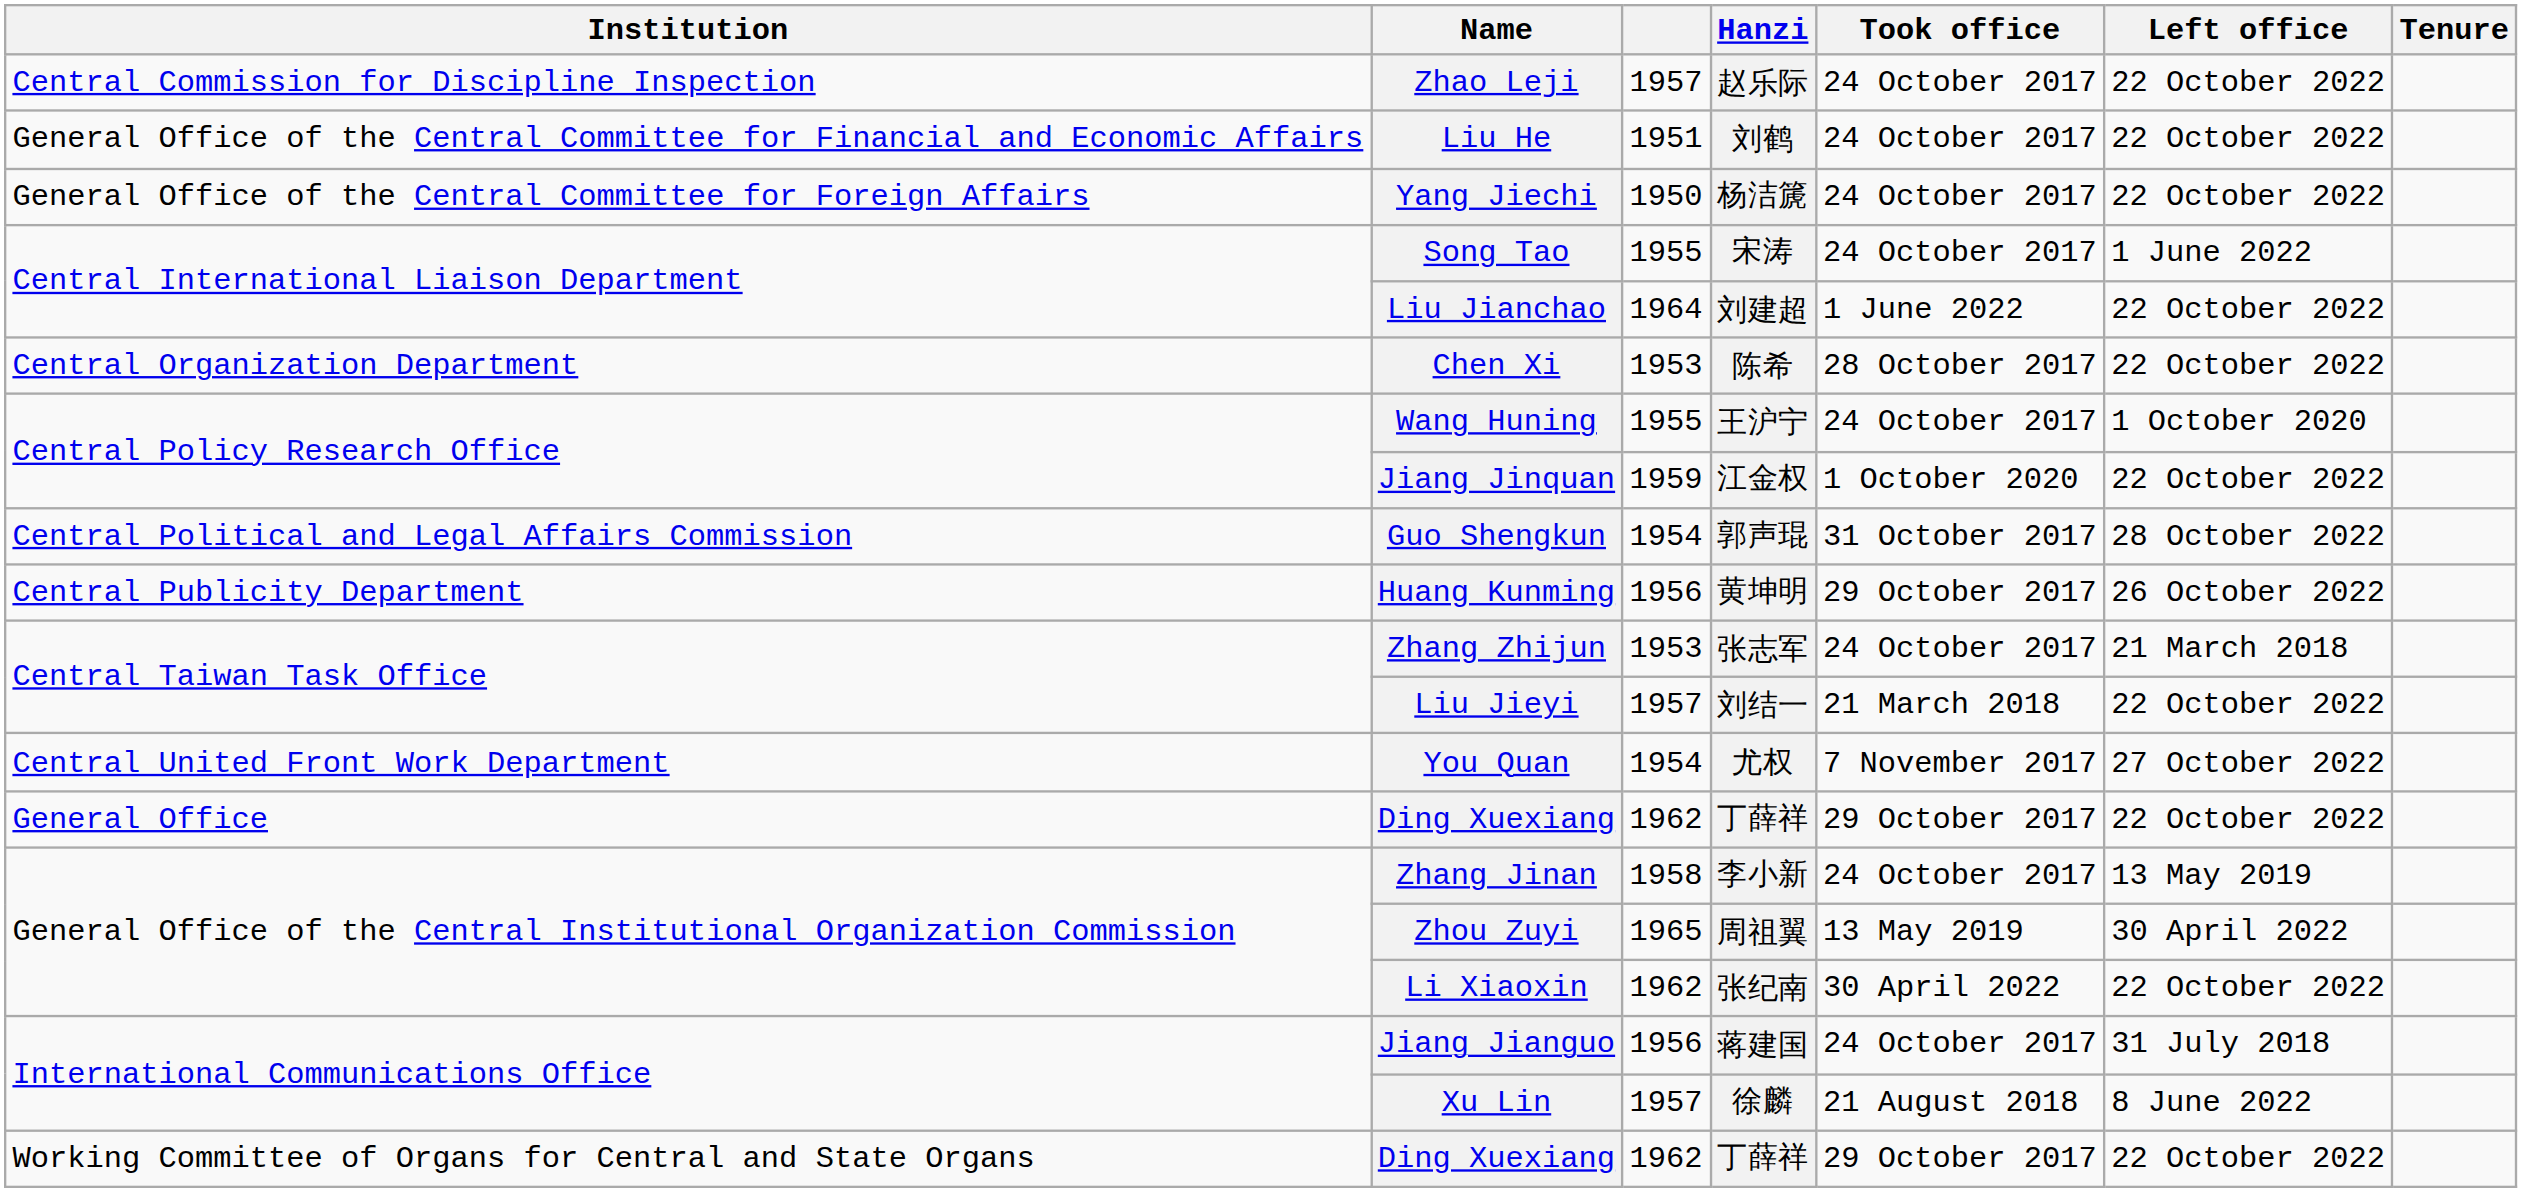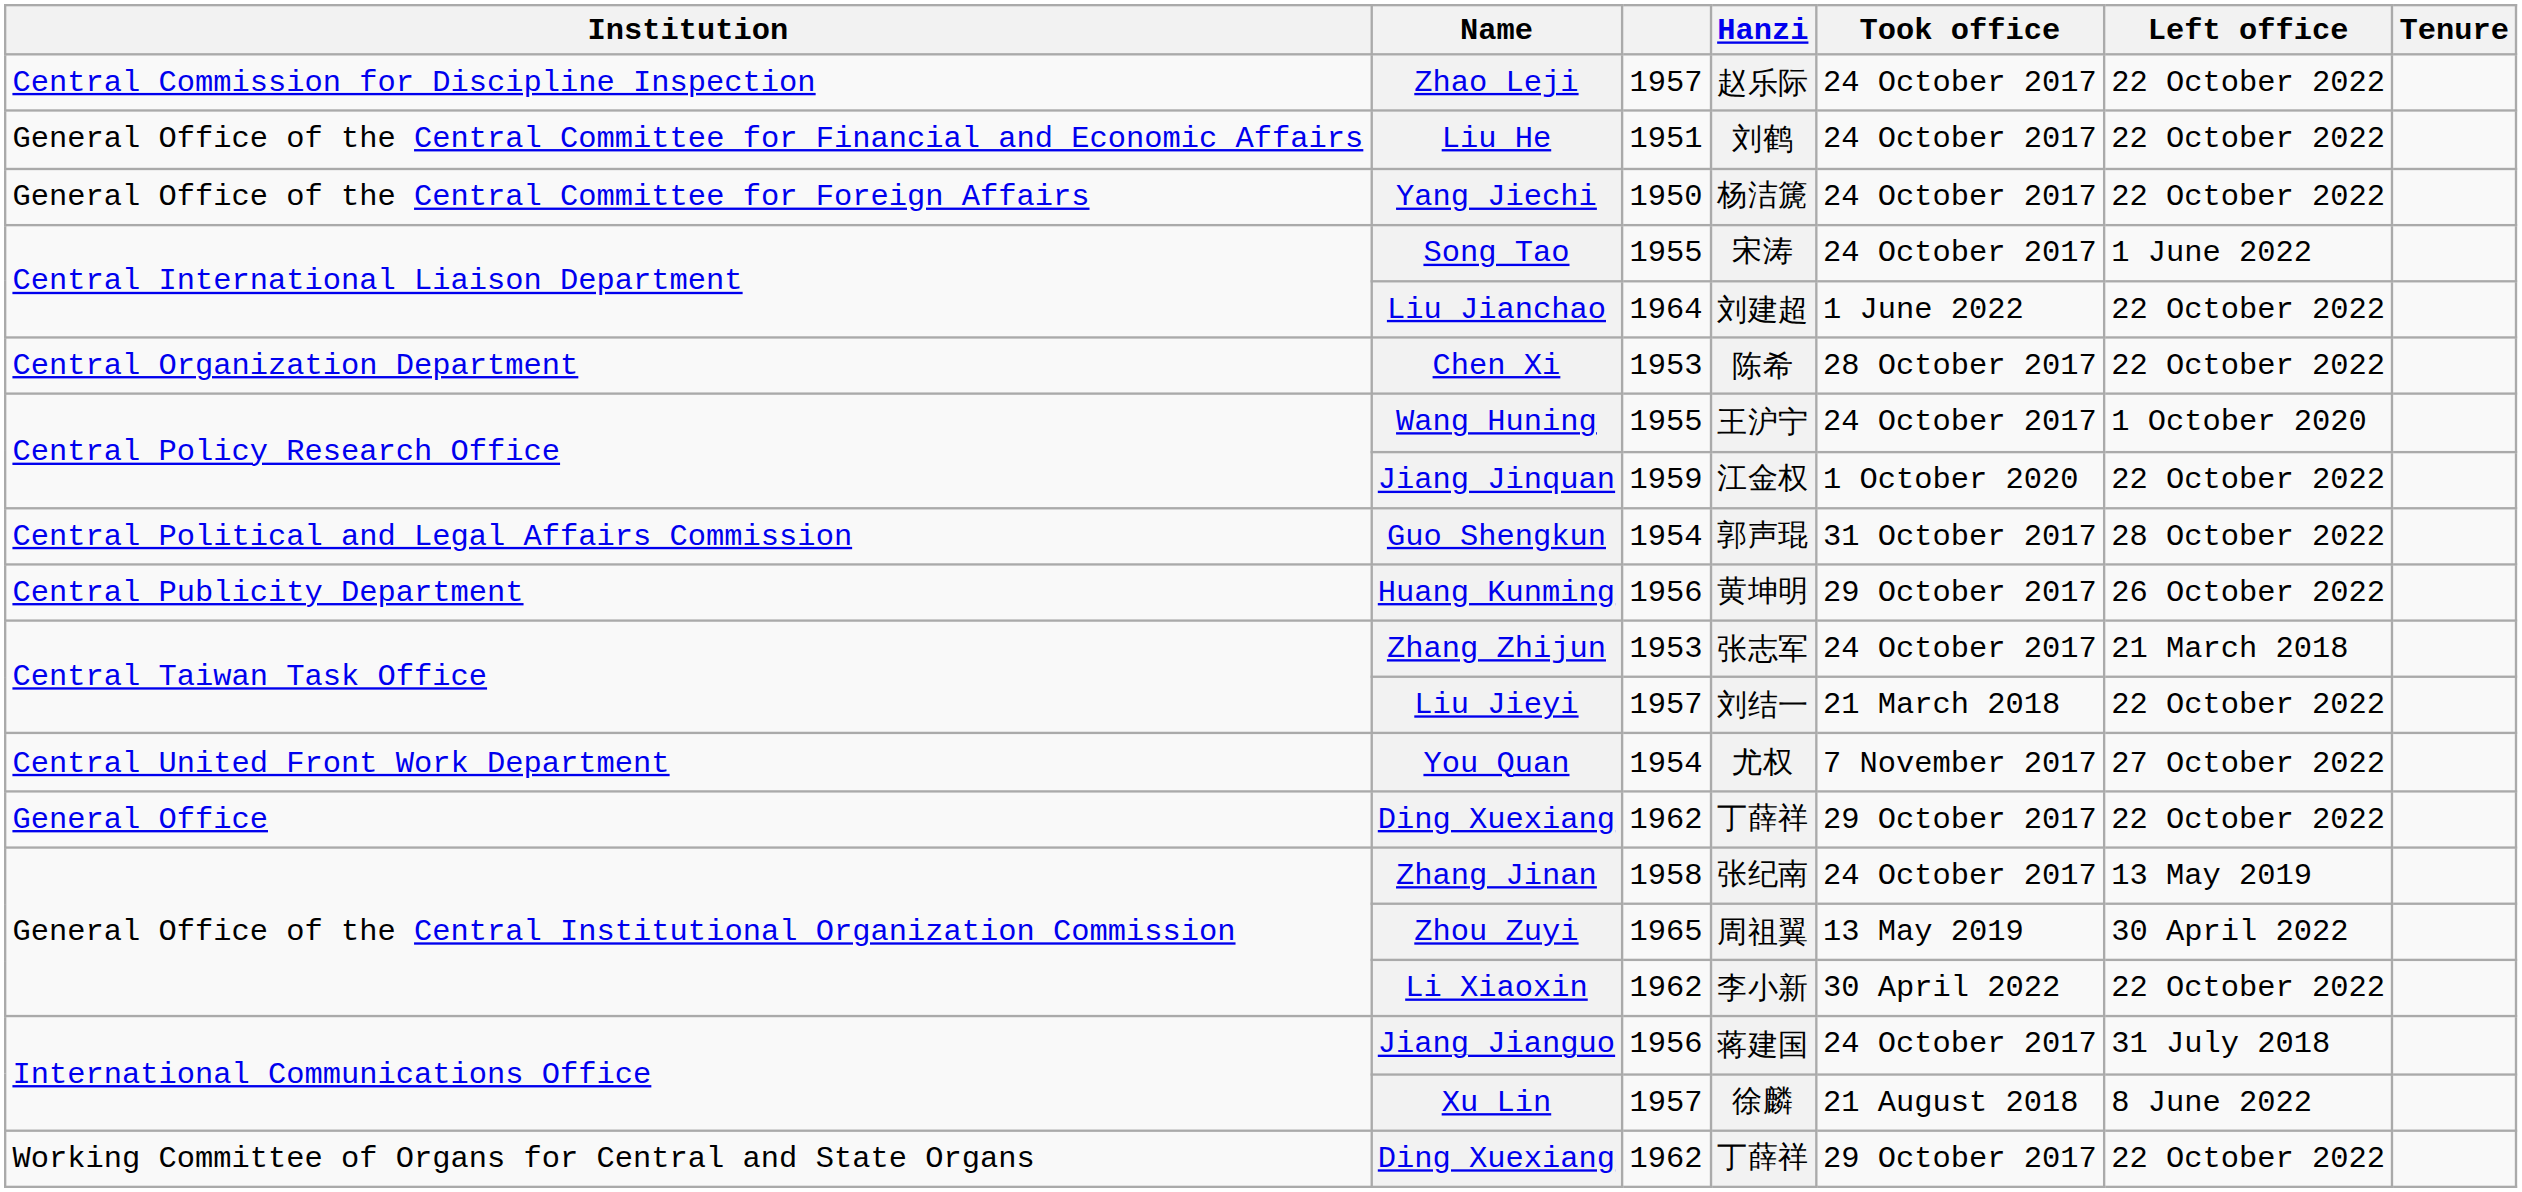(1763, 877) 李小新 -> (1763, 877) 张纪南
(1763, 990) 张纪南 -> (1763, 990) 李小新
